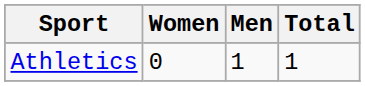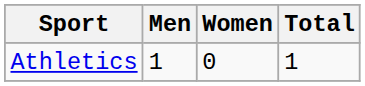columns swapped: (252, 24) <-> (184, 24)
